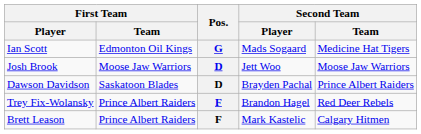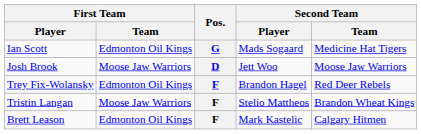- row: (48, 84)
(147, 102) Prince Albert Raiders -> (145, 84) Edmonton Oil Kings
+ row: (40, 102)
(147, 119) Prince Albert Raiders -> (145, 119) Edmonton Oil Kings
